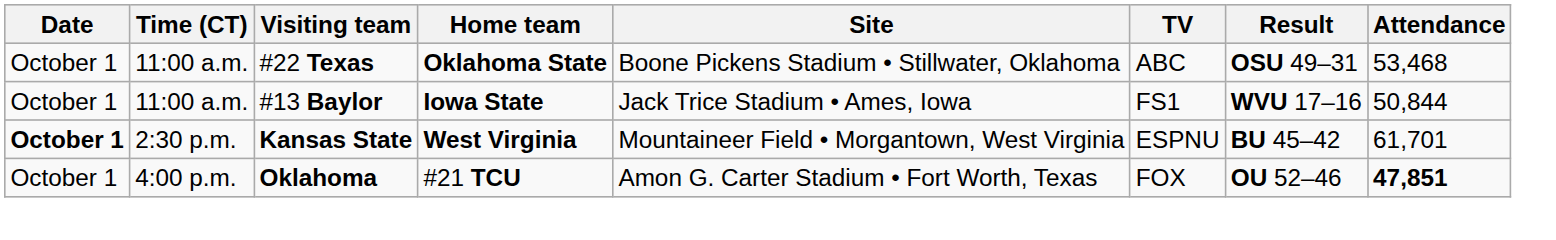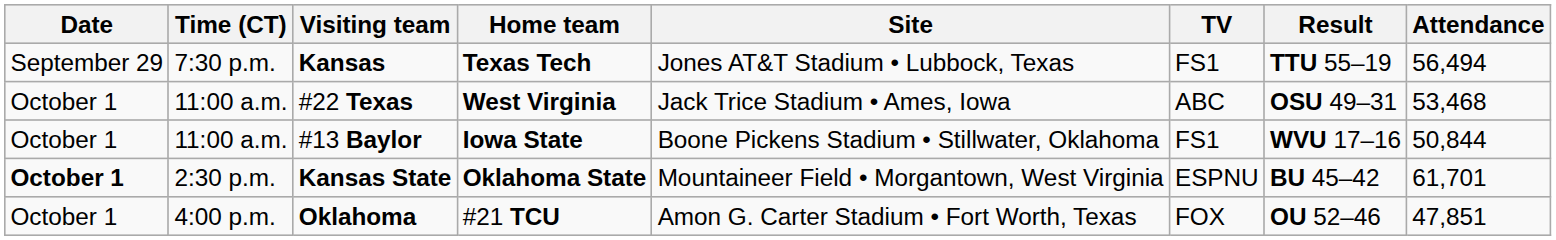+ row: (342, 63)
(515, 63) Oklahoma State -> (539, 101) West Virginia
(869, 63) Boone Pickens Stadium • Stillwater, Oklahoma -> (834, 101) Jack Trice Stadium • Ames, Iowa
(795, 101) Jack Trice Stadium • Ames, Iowa -> (908, 140) Boone Pickens Stadium • Stillwater, Oklahoma
(500, 140) West Virginia -> (554, 178) Oklahoma State
(1410, 178) bold -> (1449, 217) normal
